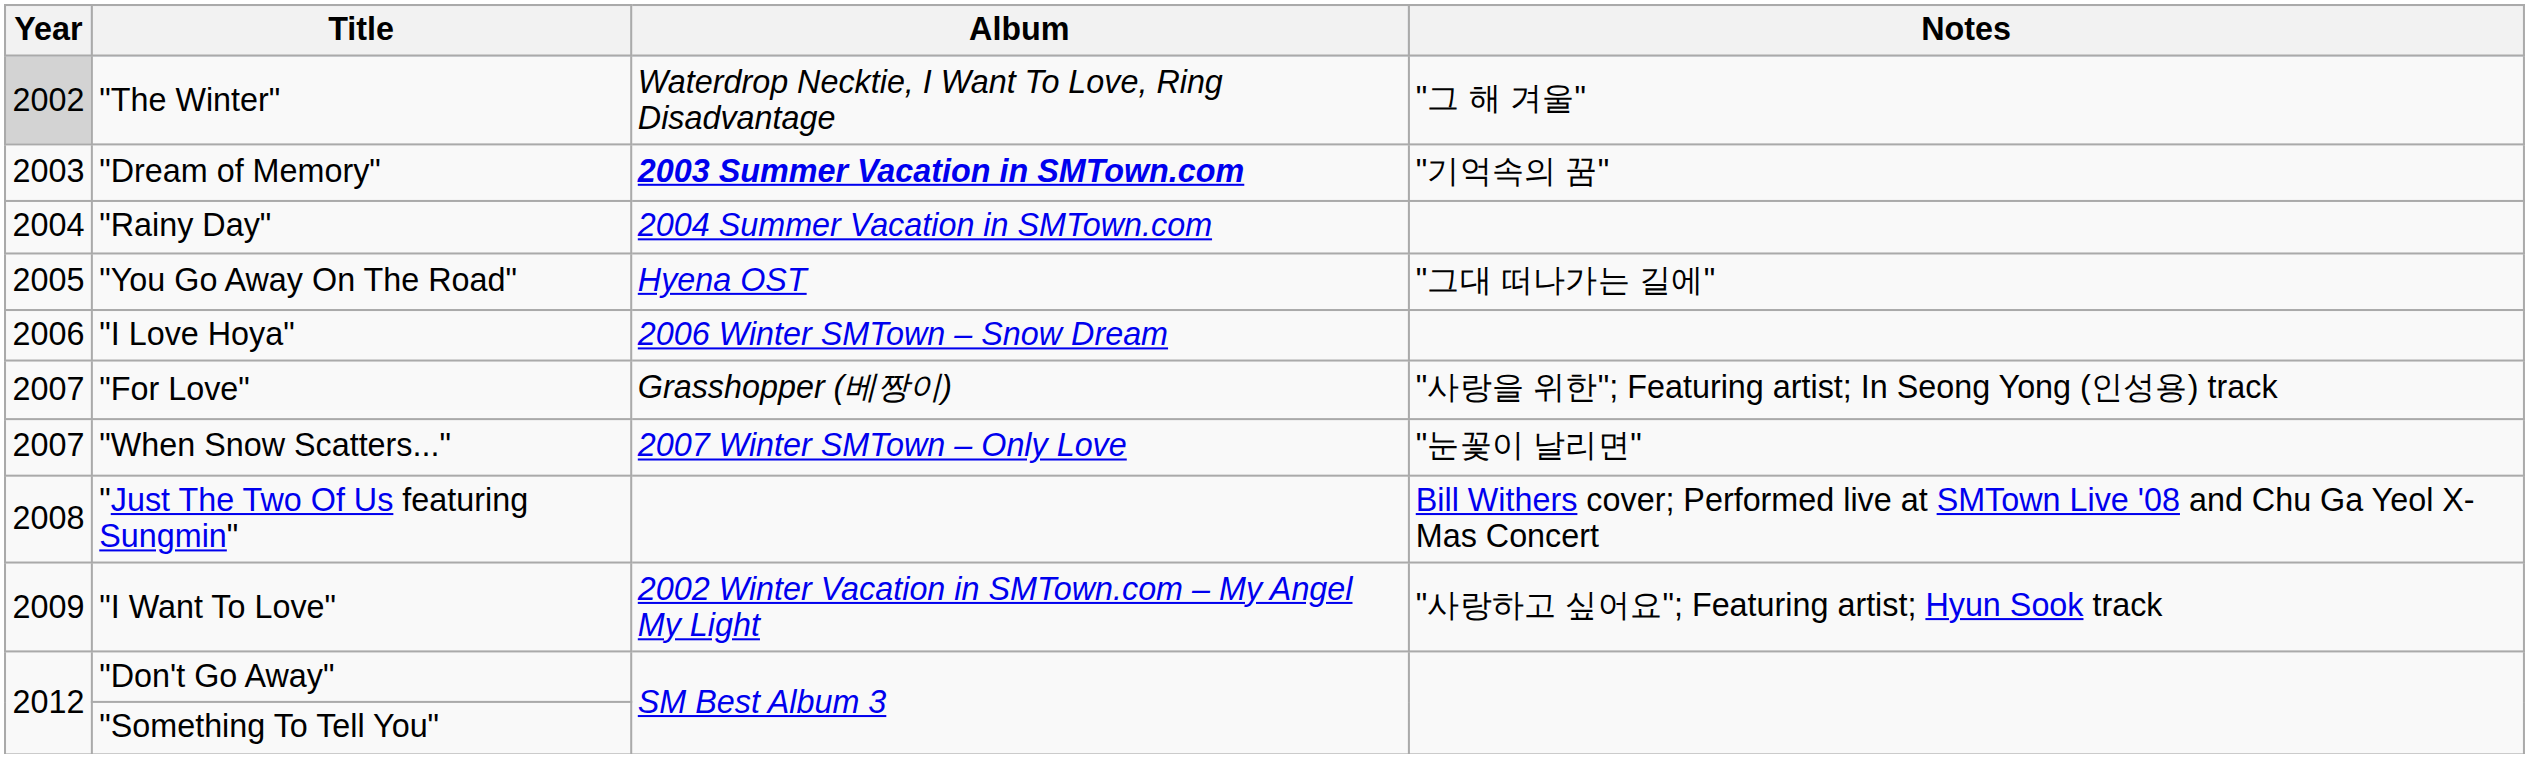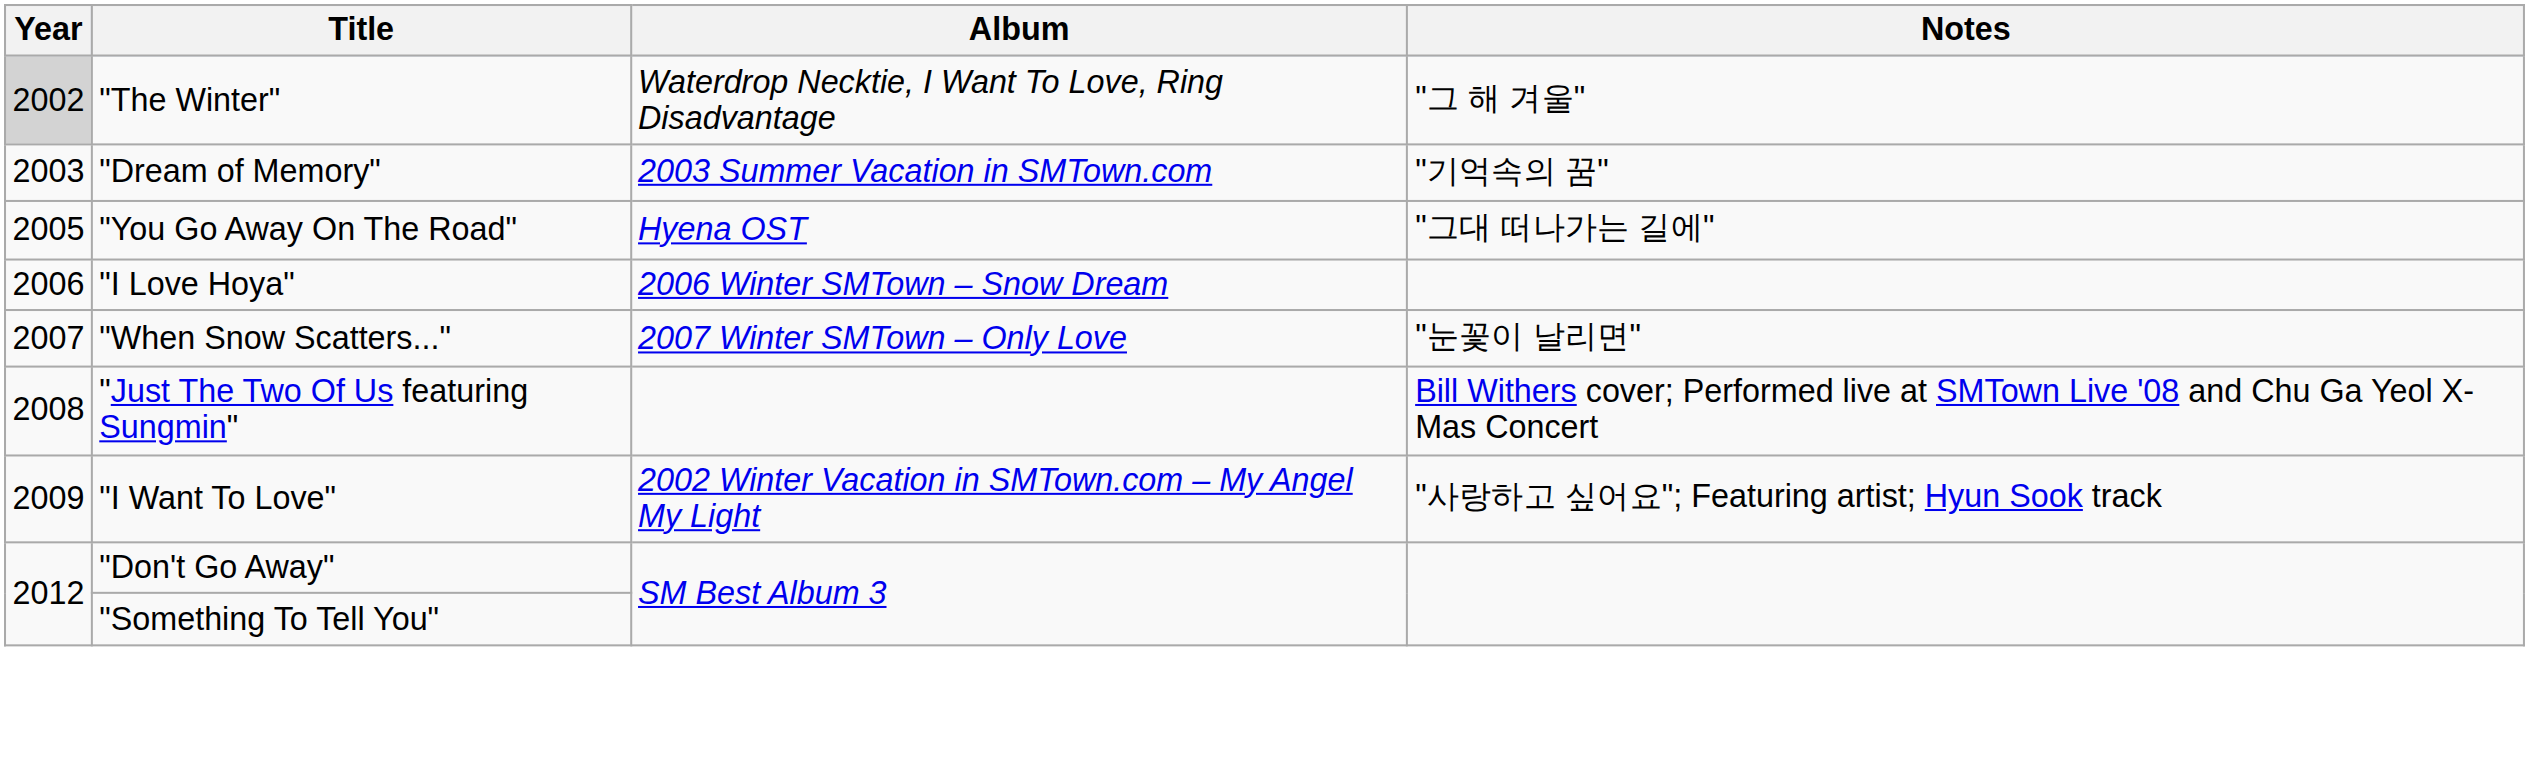(941, 172) bold -> (925, 172) normal
- row: (185, 226)
- row: (175, 389)
